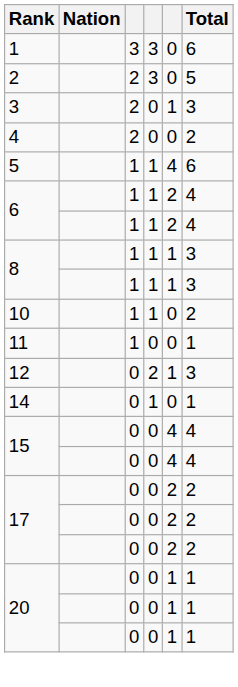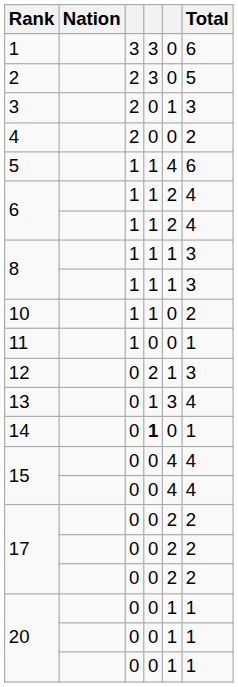+ row: (19, 401)
(153, 401) normal -> (153, 431) bold
